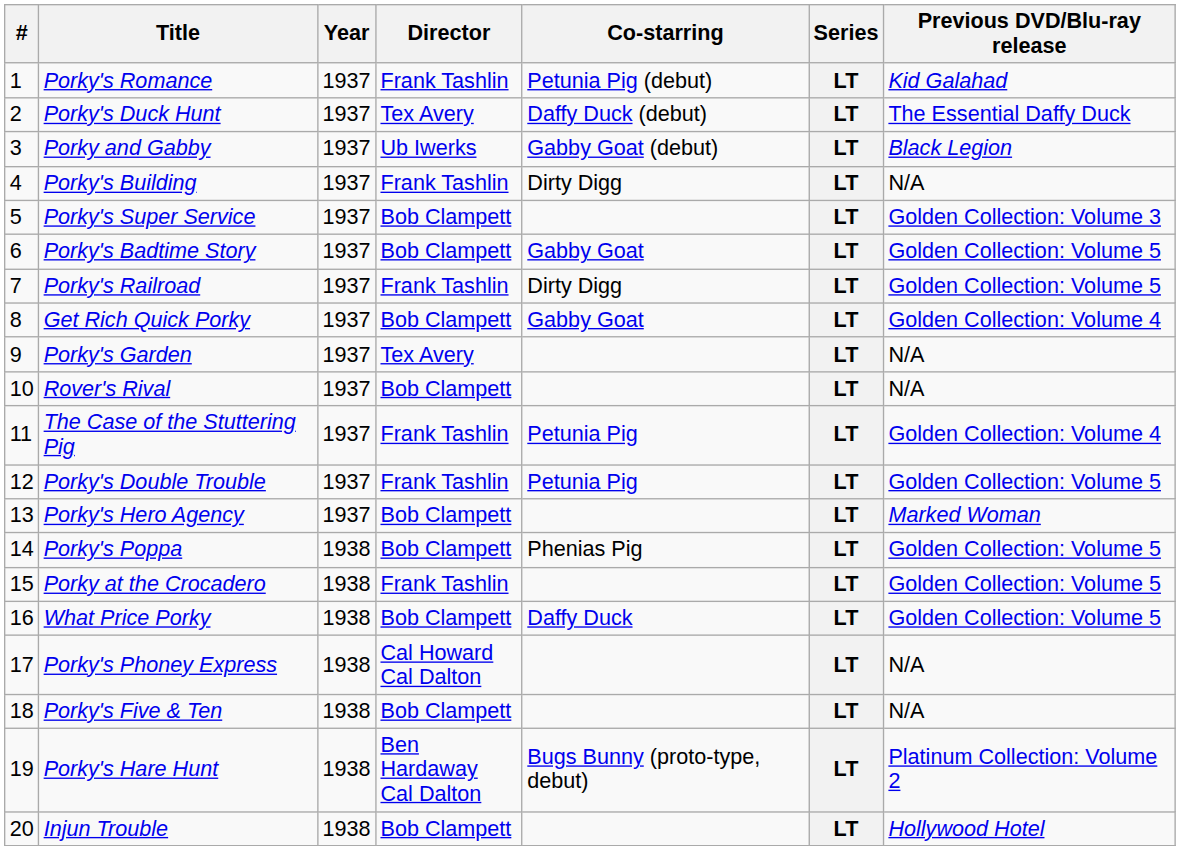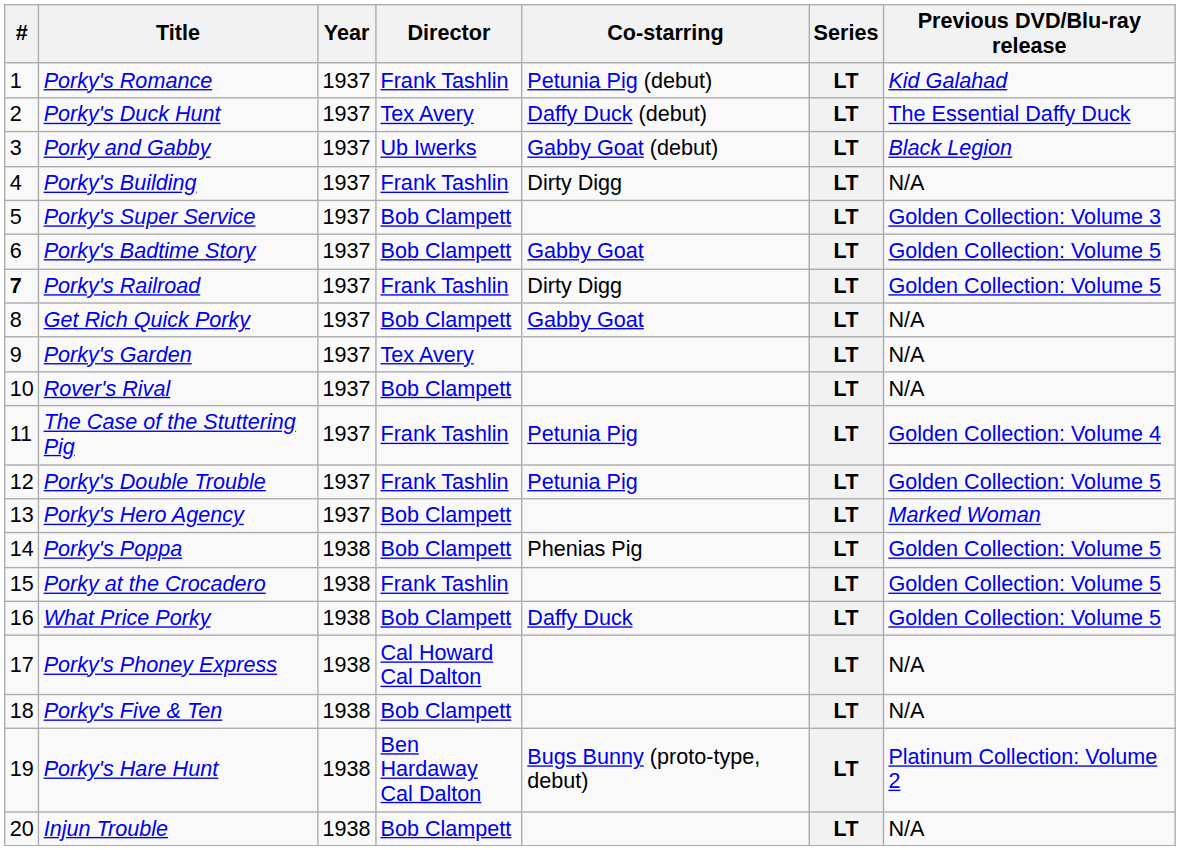(16, 285) normal -> (16, 285) bold
(1025, 319) Golden Collection: Volume 4 -> (906, 319) N/A
(966, 828) Hollywood Hotel -> (906, 828) N/A
